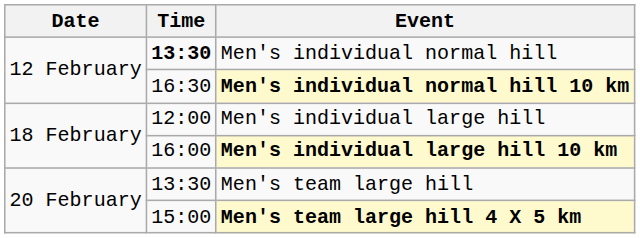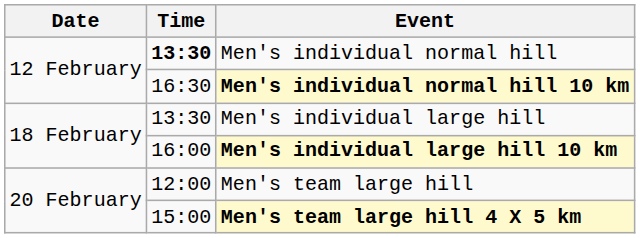(181, 119) 12:00 -> (181, 119) 13:30
(181, 184) 13:30 -> (181, 184) 12:00
